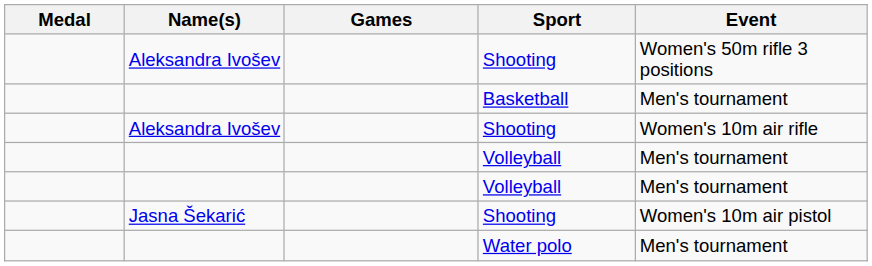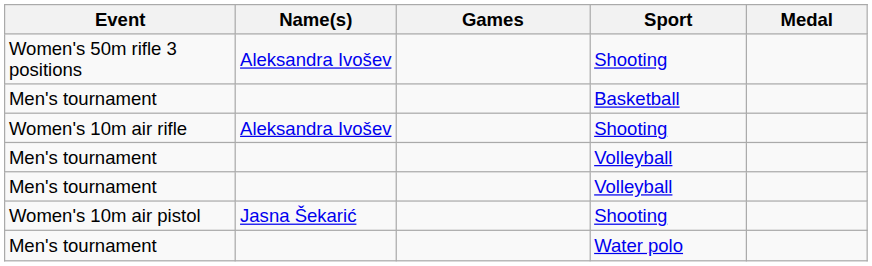columns swapped: (65, 19) <-> (751, 19)
